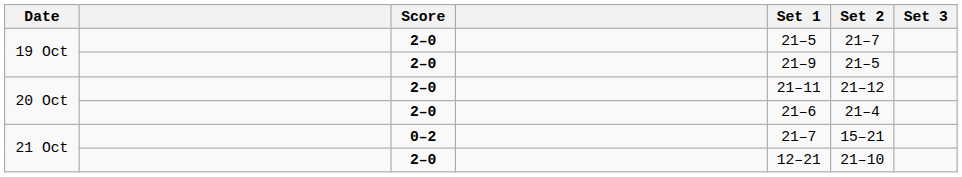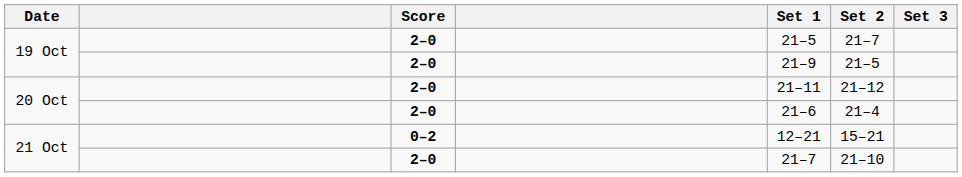(799, 136) 21–7 -> (799, 136) 12–21
(799, 160) 12–21 -> (799, 160) 21–7
